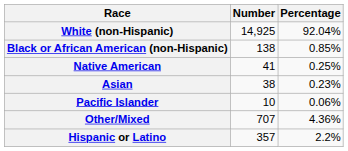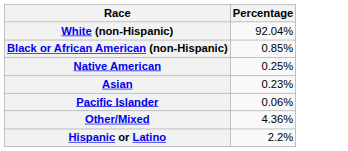- column: (254, 13)
